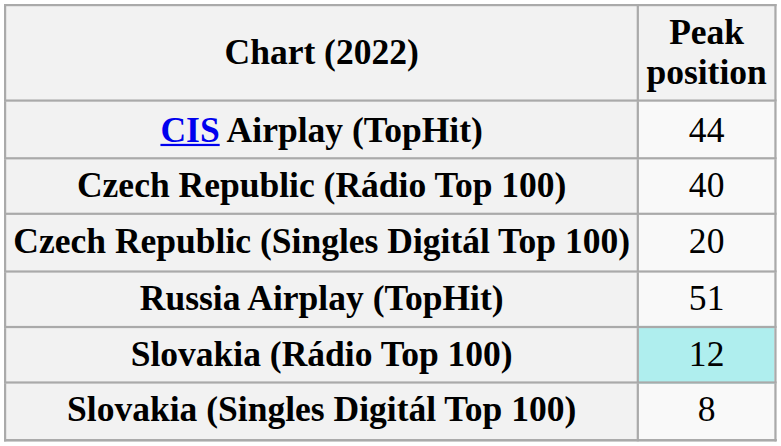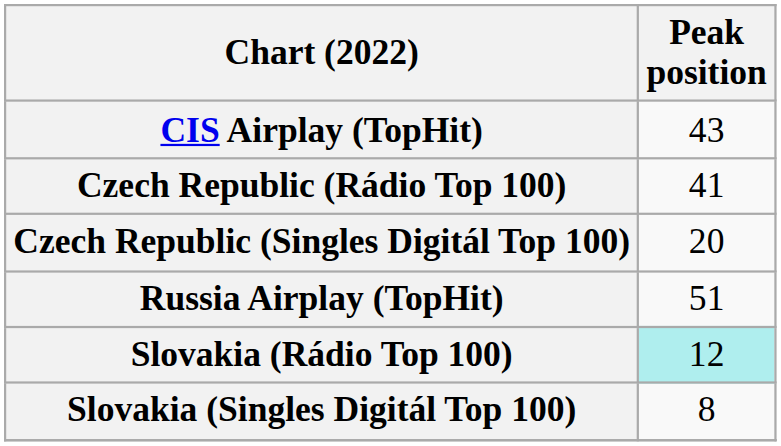(707, 128) 44 -> (707, 128) 43
(707, 185) 40 -> (707, 185) 41
